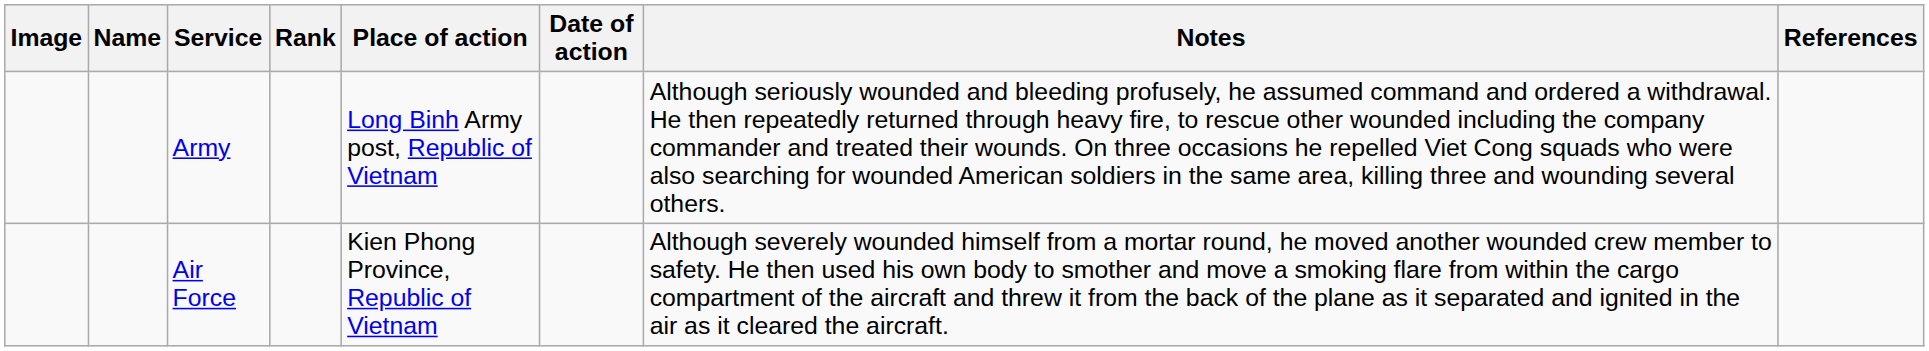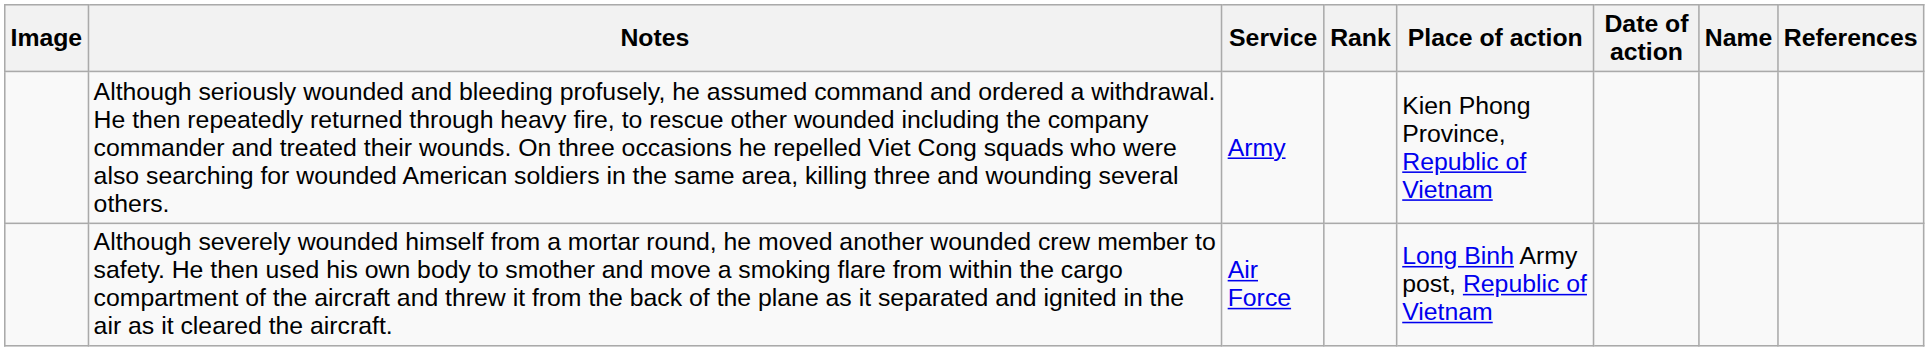columns swapped: (127, 38) <-> (1211, 38)
(440, 147) Long Binh Army post, Republic of Vietnam -> (1466, 147) Kien Phong Province, Republic of Vietnam
(411, 284) Kien Phong Province, Republic of Vietnam -> (1495, 284) Long Binh Army post, Republic of Vietnam
